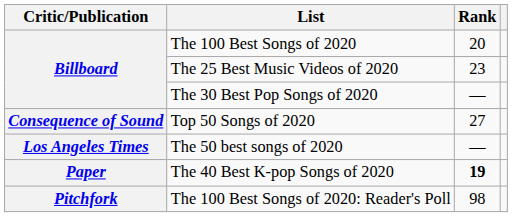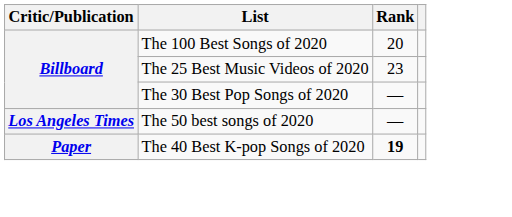- row: (243, 120)
- row: (311, 198)
